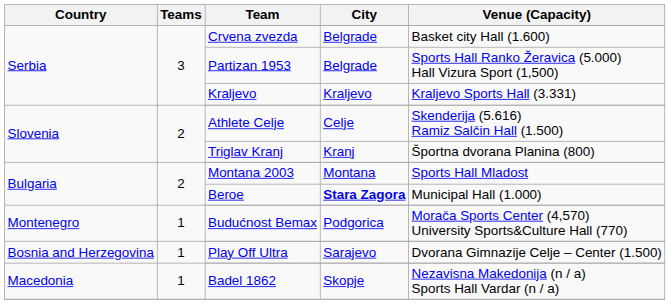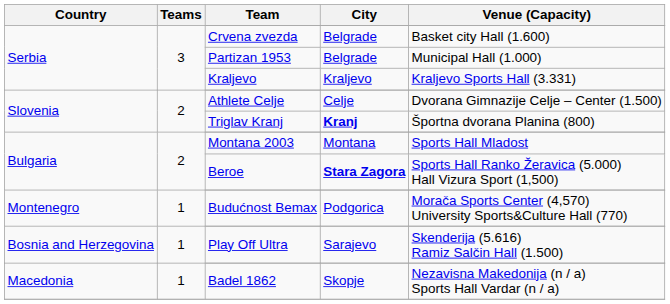(517, 65) Sports Hall Ranko Žeravica (5.000) Hall Vizura Sport (1,500) -> (477, 57) Municipal Hall (1.000)
(487, 123) Skenderija (5.616) Ramiz Salčin Hall (1.500) -> (537, 100) Dvorana Gimnazije Celje – Center (1.500)
(339, 151) normal -> (340, 121) bold
(477, 194) Municipal Hall (1.000) -> (517, 171) Sports Hall Ranko Žeravica (5.000) Hall Vizura Sport (1,500)
(537, 252) Dvorana Gimnazije Celje – Center (1.500) -> (487, 244) Skenderija (5.616) Ramiz Salčin Hall (1.500)
